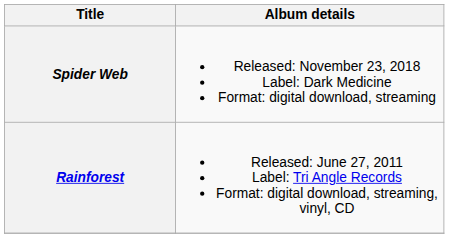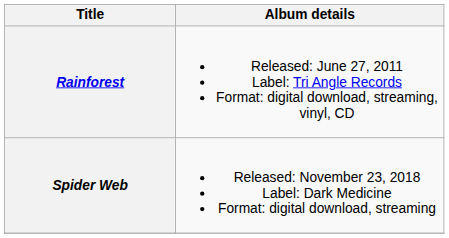rows swapped: (90, 177) <-> (90, 74)
